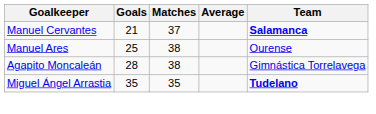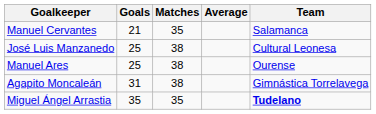(174, 30) 37 -> (177, 30) 35
(278, 30) bold -> (280, 30) normal
+ row: (61, 48)
(132, 65) 28 -> (135, 83) 31
